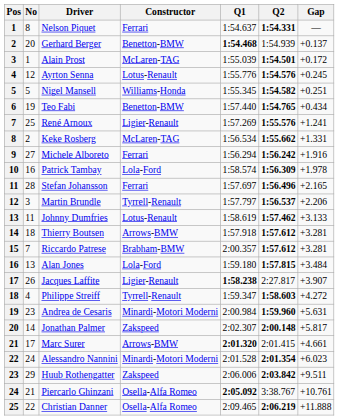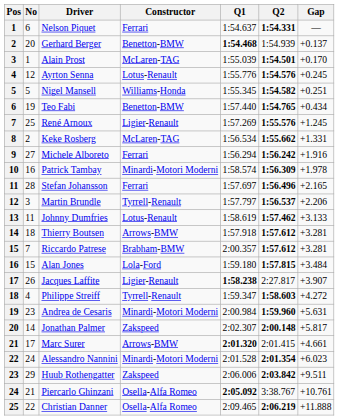(28, 28) 8 -> (28, 28) 6
(314, 59) +0.172 -> (314, 59) +0.170
(314, 123) +1.241 -> (314, 123) +1.245
(142, 170) Lola-Ford -> (170, 170) Minardi-Motori Moderni
(30, 265) 13 -> (30, 265) 15
